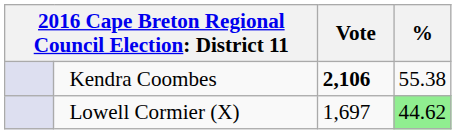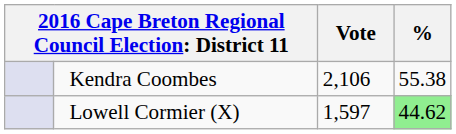(347, 78) bold -> (347, 78) normal
(347, 111) 1,697 -> (347, 111) 1,597
